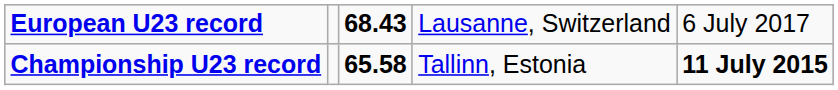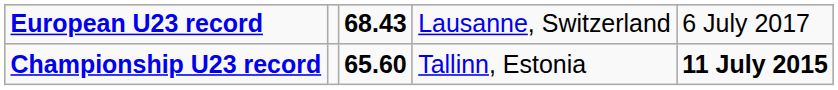(375, 63) 65.58 -> (375, 63) 65.60
